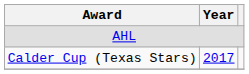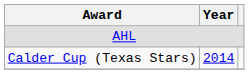(219, 58) 2017 -> (219, 58) 2014
